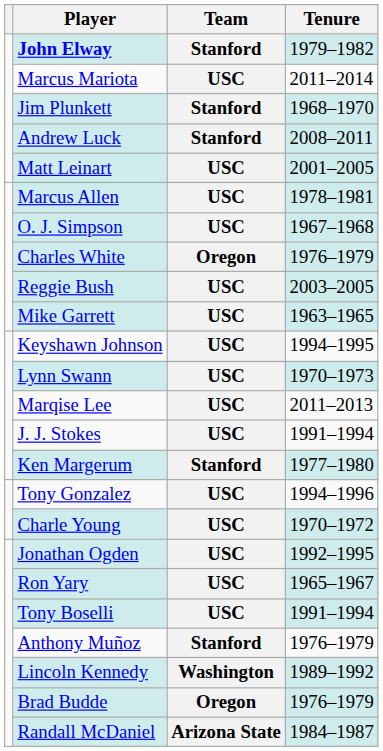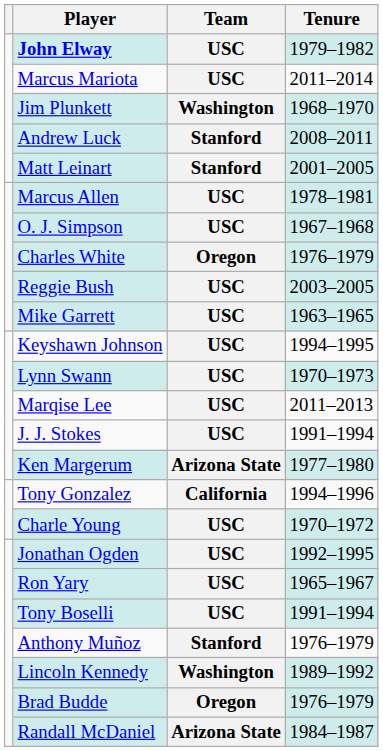(226, 49) Stanford -> (226, 49) USC
(226, 108) Stanford -> (226, 108) Washington
(226, 167) USC -> (226, 167) Stanford
(226, 464) Stanford -> (226, 464) Arizona State
(226, 494) USC -> (226, 494) California
